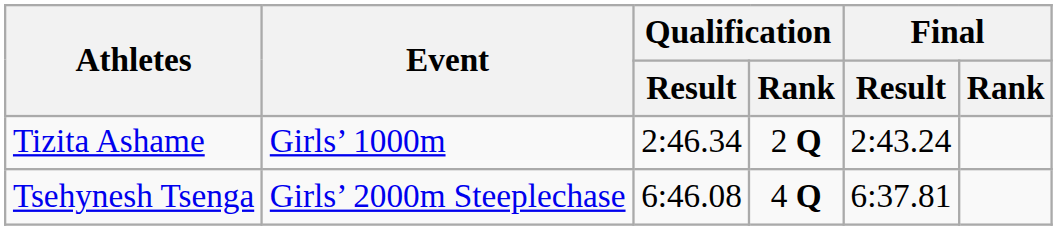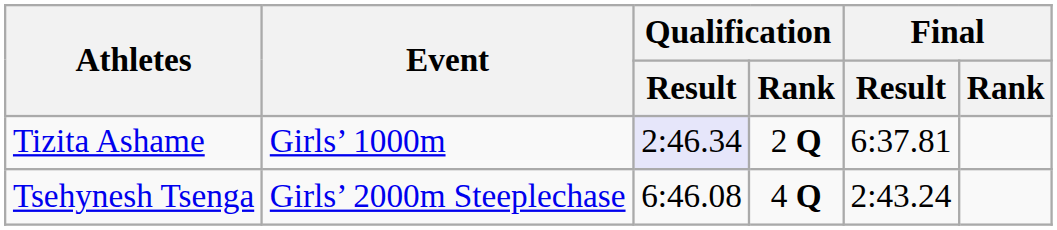(691, 142) no background -> (691, 142) lavender background
(901, 142) 2:43.24 -> (901, 142) 6:37.81
(901, 196) 6:37.81 -> (901, 196) 2:43.24
